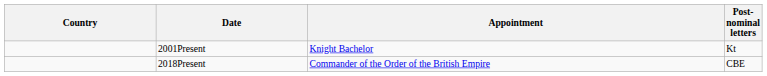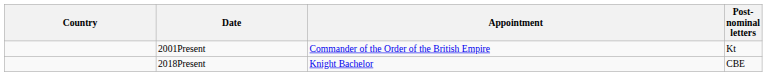(341, 48) Knight Bachelor -> (400, 48) Commander of the Order of the British Empire
(400, 64) Commander of the Order of the British Empire -> (341, 64) Knight Bachelor
